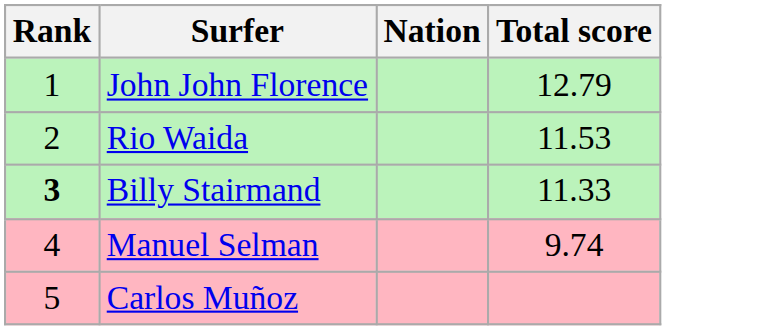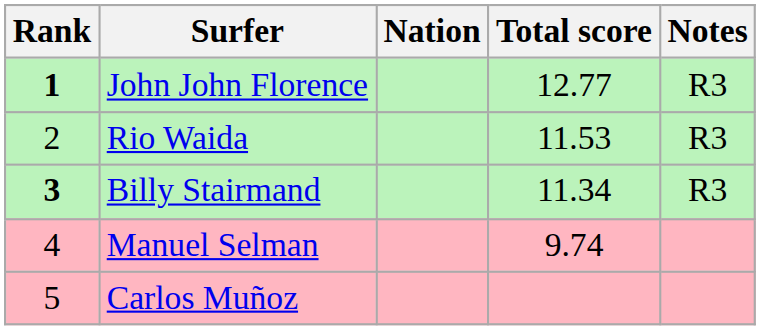+ column: (708, 31)
(52, 84) normal -> (52, 84) bold
(574, 84) 12.79 -> (574, 84) 12.77
(574, 191) 11.33 -> (574, 191) 11.34
